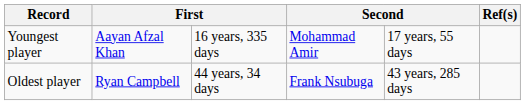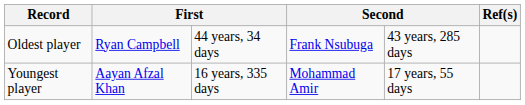rows swapped: (33, 44) <-> (44, 81)
